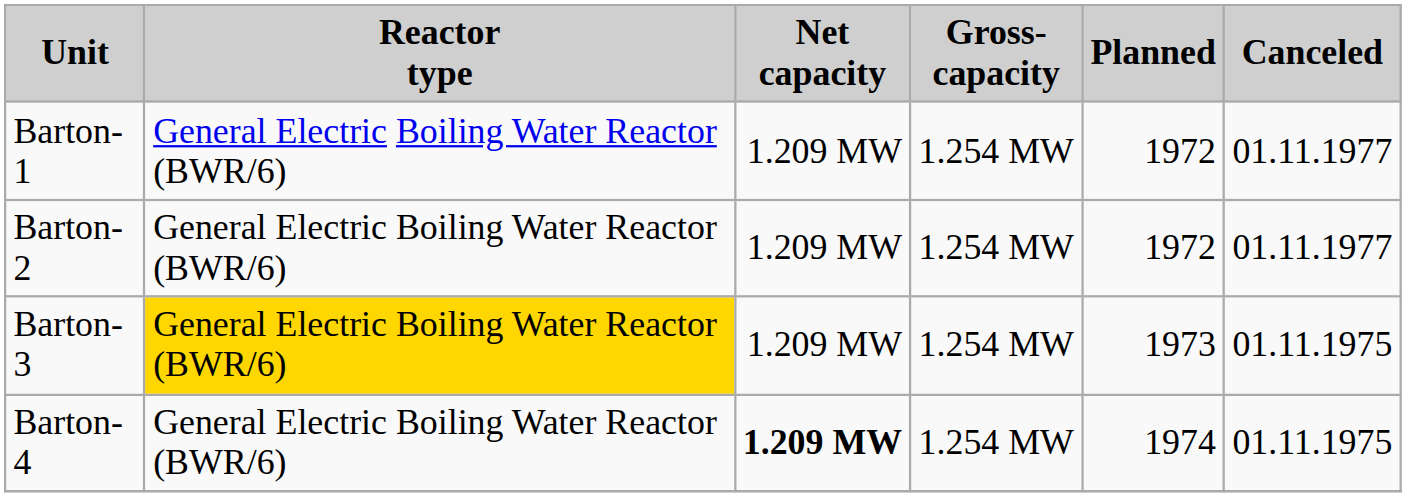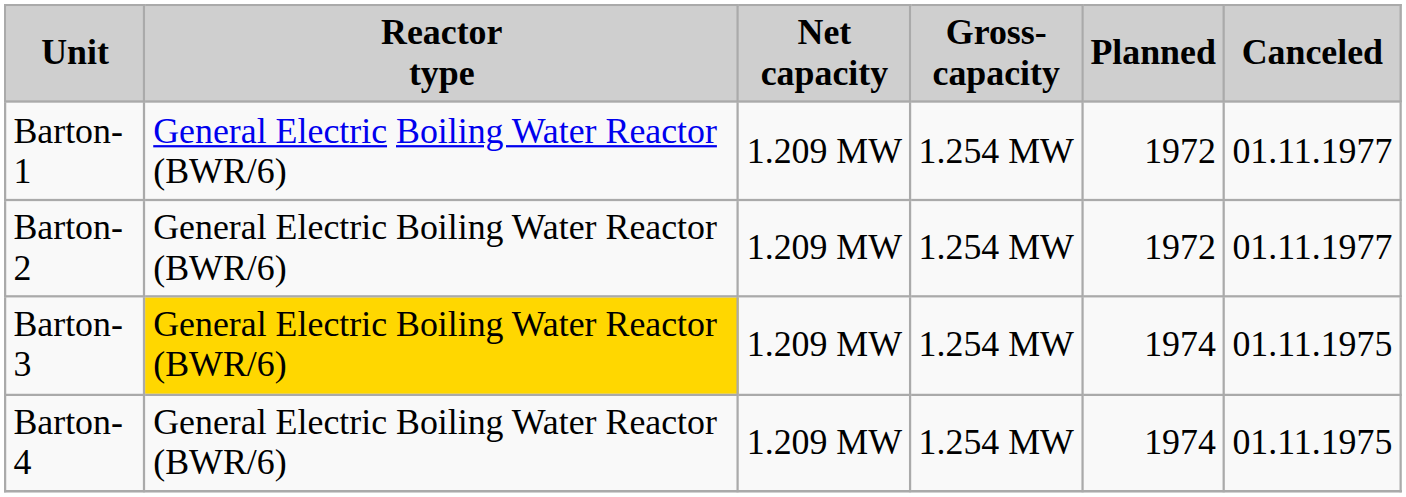(1180, 344) 1973 -> (1180, 344) 1974
(822, 441) bold -> (824, 441) normal
